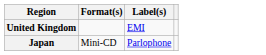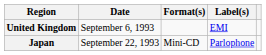+ column: (120, 12)
